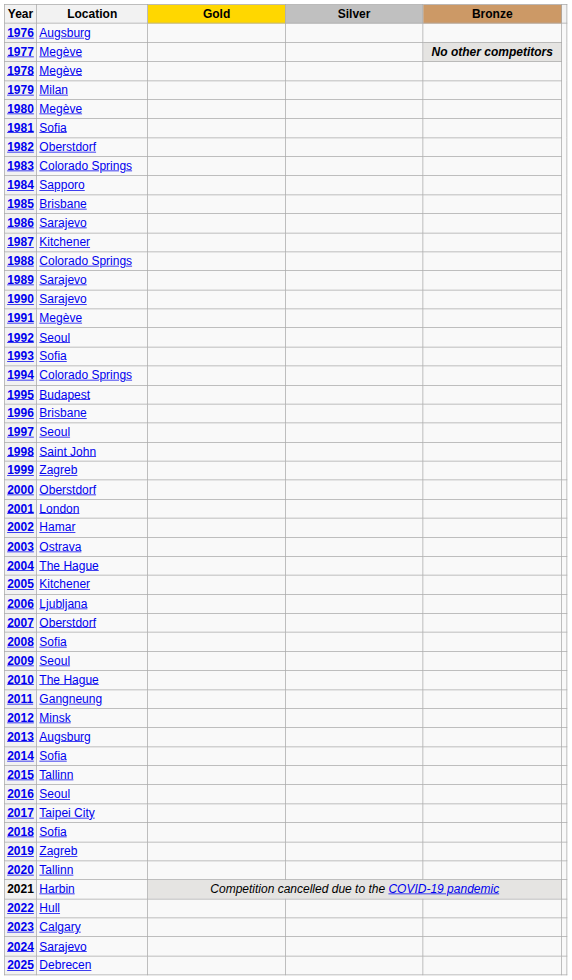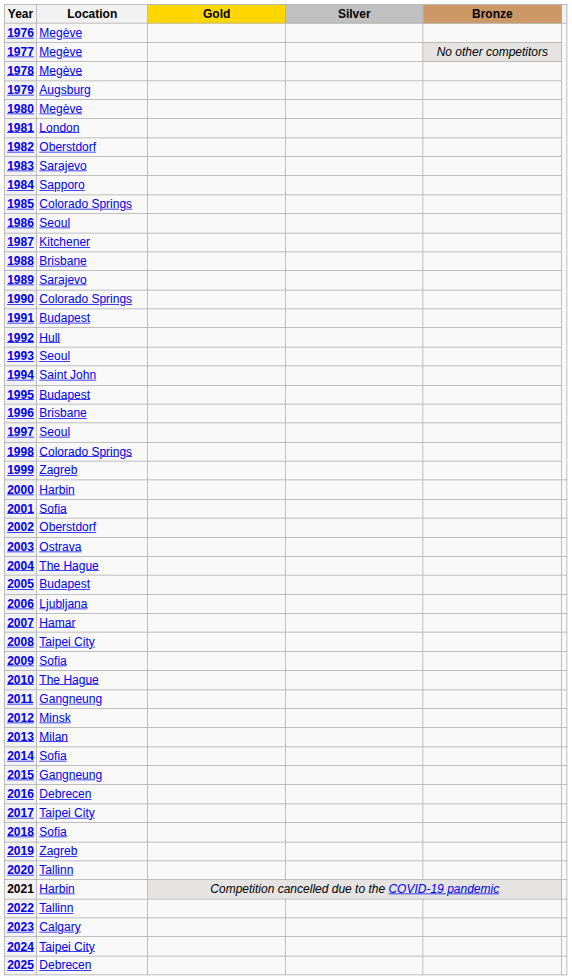(65, 33) Augsburg -> (61, 33) Megève
(492, 52) bold -> (492, 52) normal
(54, 90) Milan -> (65, 90) Augsburg
(53, 128) Sofia -> (59, 128) London
(86, 166) Colorado Springs -> (63, 166) Sarajevo
(63, 204) Brisbane -> (86, 204) Colorado Springs
(63, 223) Sarajevo -> (55, 223) Seoul
(86, 261) Colorado Springs -> (63, 261) Brisbane
(63, 299) Sarajevo -> (86, 299) Colorado Springs
(61, 318) Megève -> (65, 318) Budapest
(55, 337) Seoul -> (50, 337) Hull
(53, 356) Sofia -> (55, 356) Seoul
(86, 375) Colorado Springs -> (68, 375) Saint John
(68, 451) Saint John -> (86, 451) Colorado Springs
(68, 489) Oberstdorf -> (57, 489) Harbin
(59, 508) London -> (53, 508) Sofia
(57, 527) Hamar -> (68, 527) Oberstdorf
(65, 584) Kitchener -> (65, 584) Budapest
(68, 623) Oberstdorf -> (57, 623) Hamar
(53, 642) Sofia -> (67, 642) Taipei City
(55, 661) Seoul -> (53, 661) Sofia
(65, 737) Augsburg -> (54, 737) Milan
(56, 775) Tallinn -> (71, 775) Gangneung
(55, 794) Seoul -> (65, 794) Debrecen
(50, 908) Hull -> (56, 908) Tallinn
(63, 946) Sarajevo -> (67, 946) Taipei City
